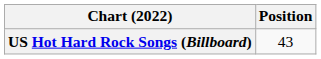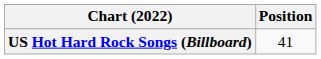(286, 41) 43 -> (286, 41) 41
